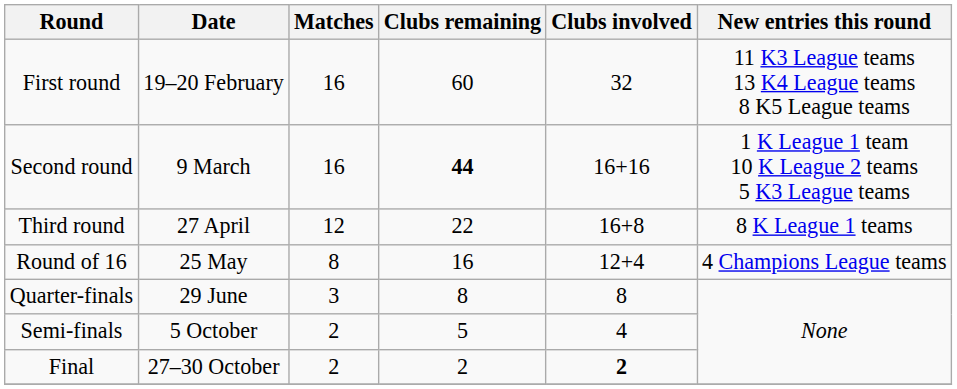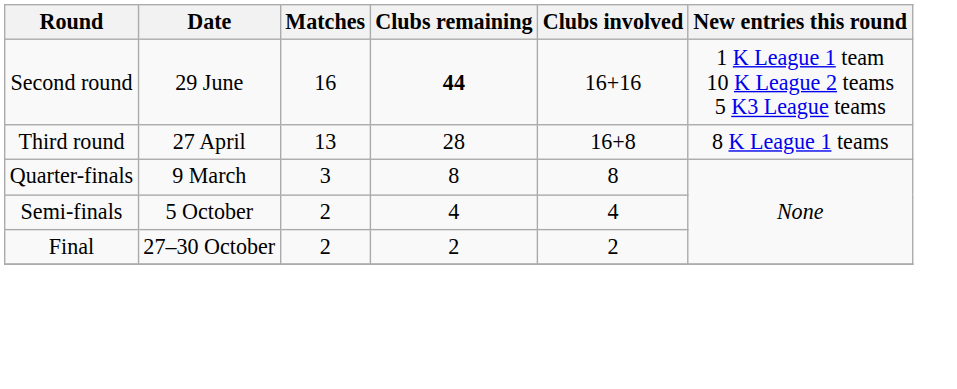- row: (71, 81)
(214, 166) 9 March -> (209, 81) 29 June
(334, 226) 12 -> (325, 141) 13
(462, 226) 22 -> (454, 141) 28
- row: (71, 261)
(214, 296) 29 June -> (209, 176) 9 March
(462, 331) 5 -> (454, 211) 4
(622, 366) bold -> (613, 246) normal
